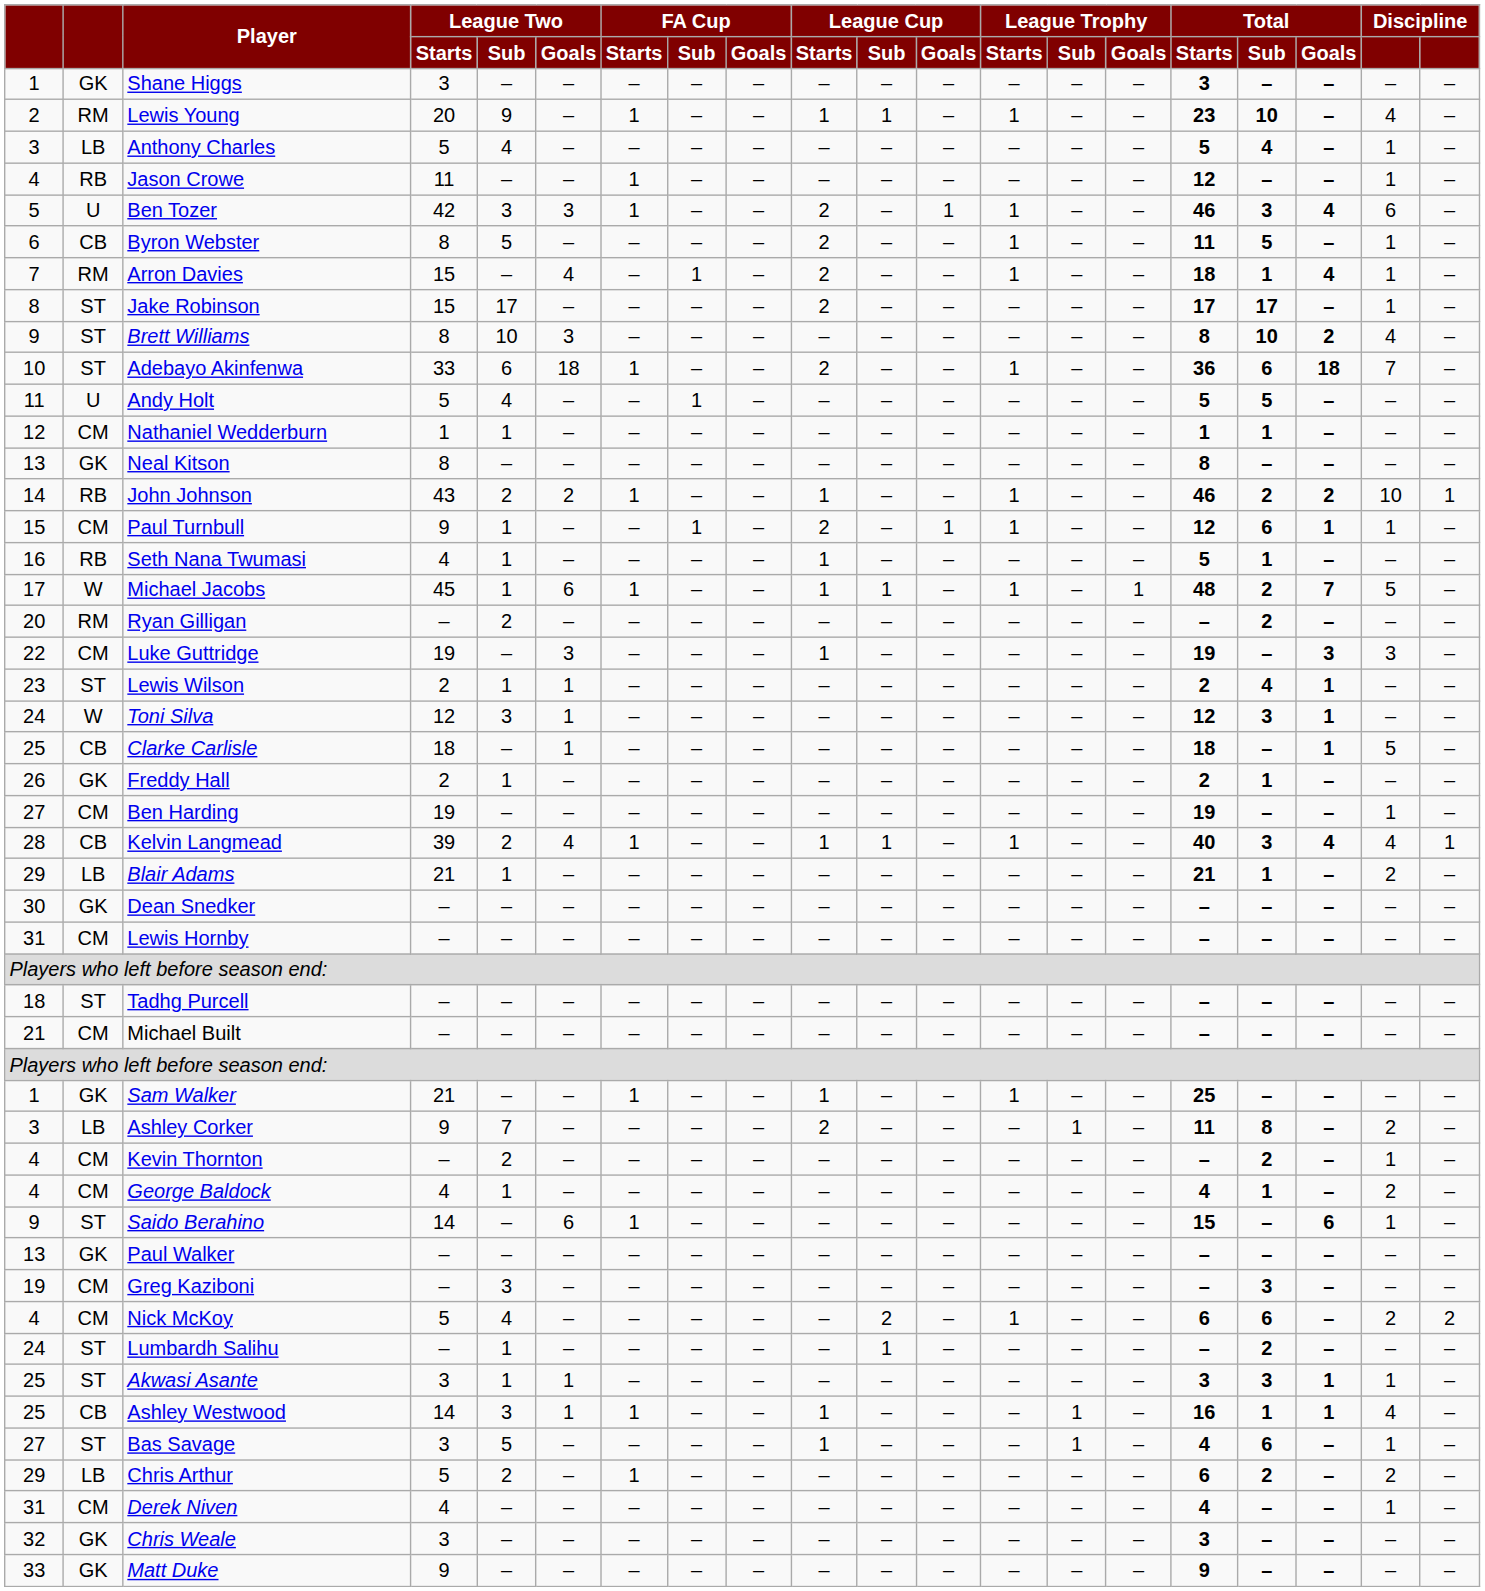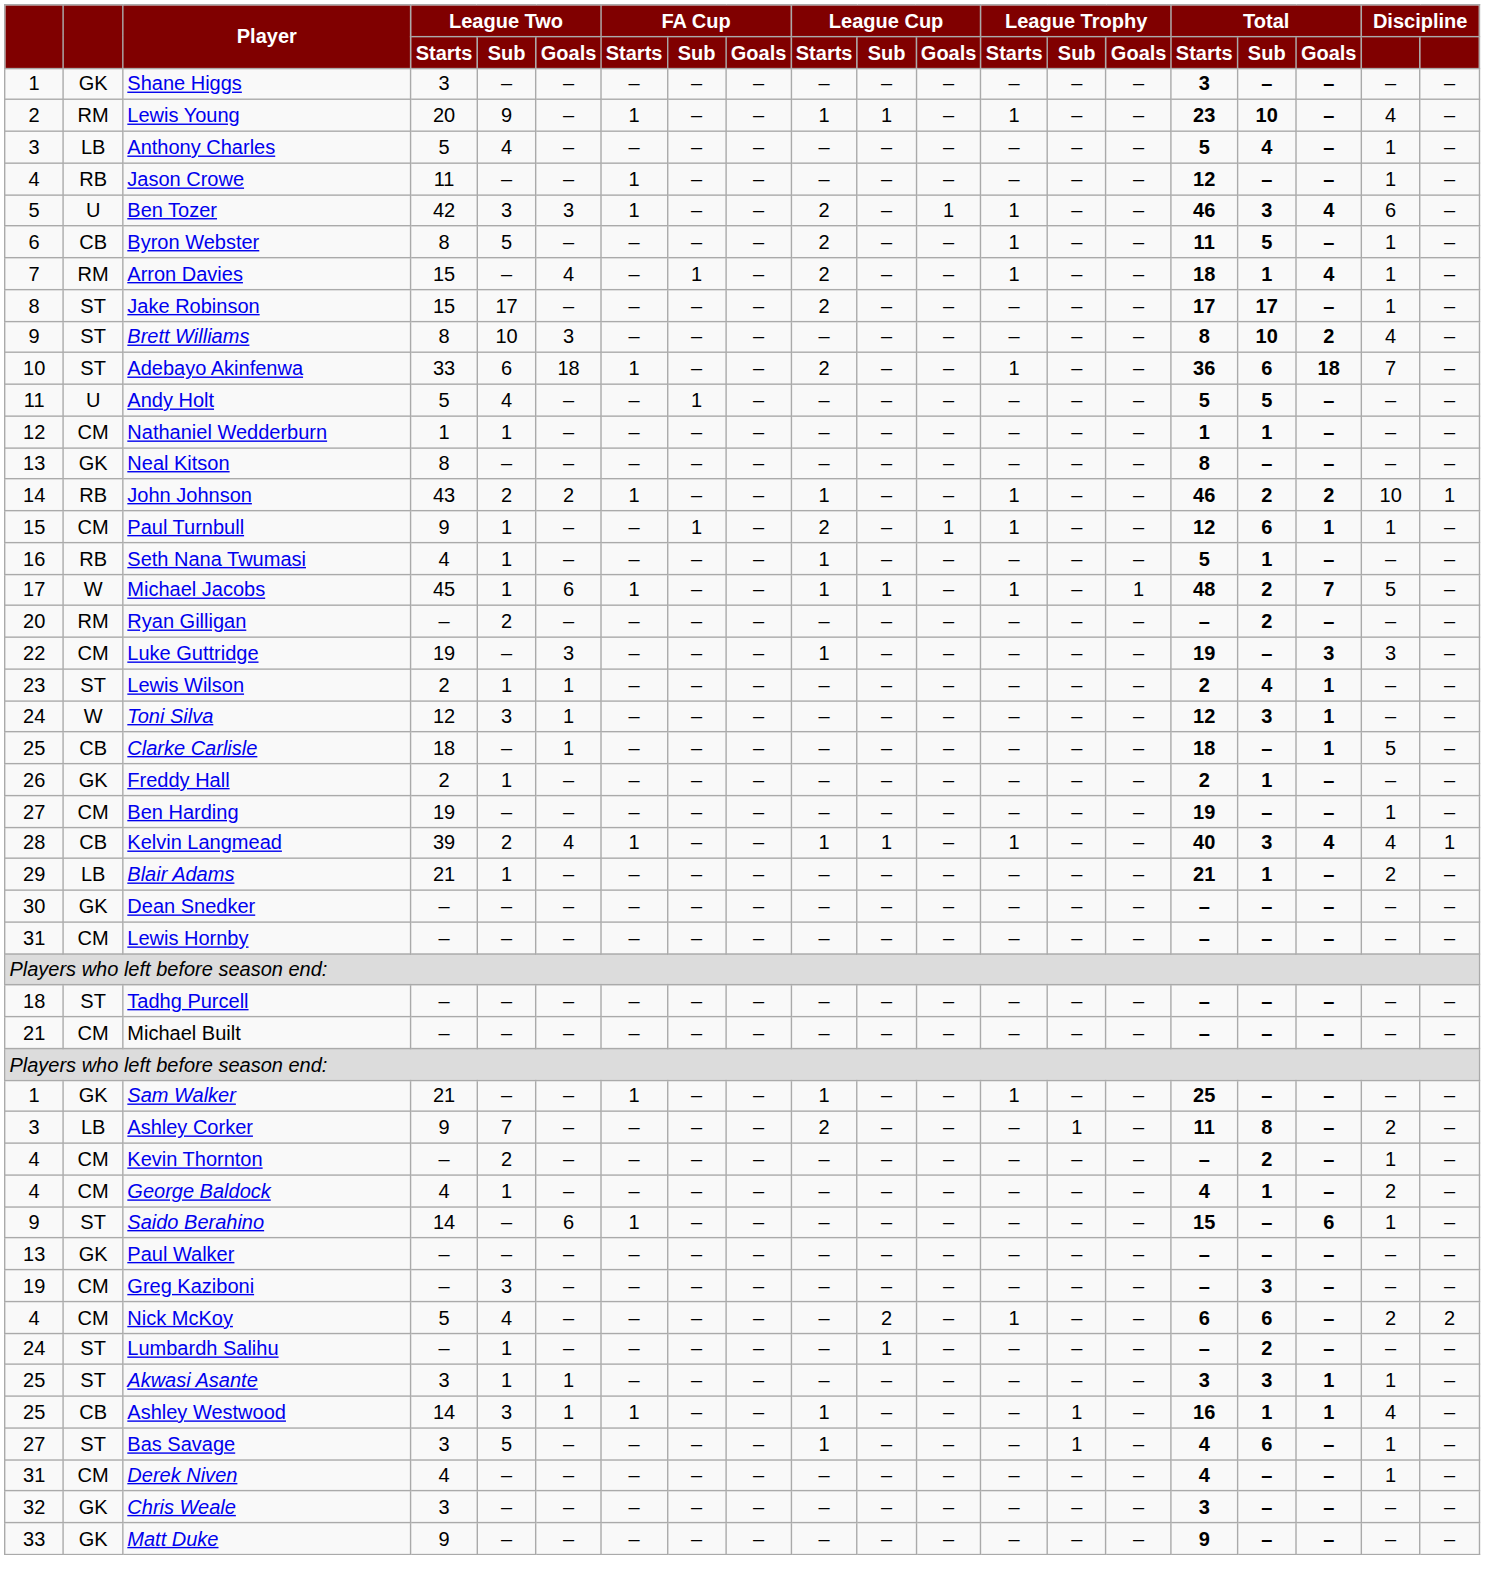- row: (34, 1476)
